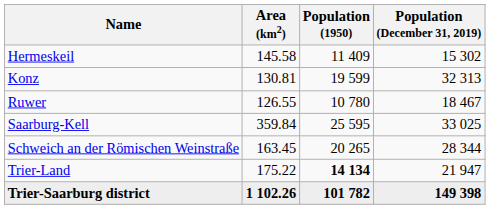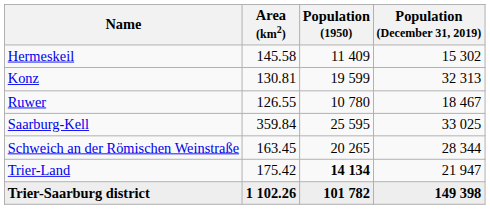(276, 170) 175.22 -> (276, 170) 175.42
